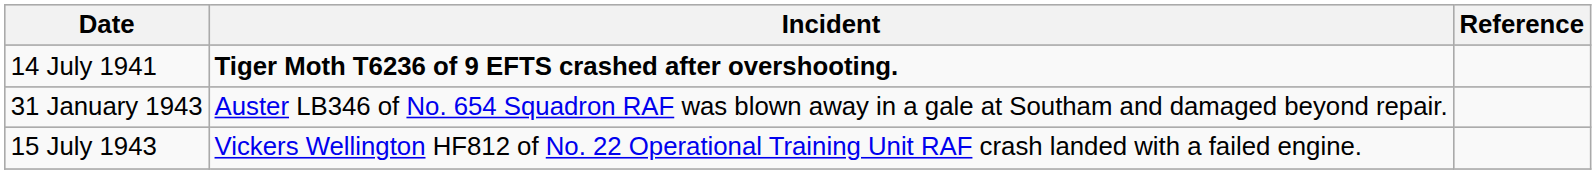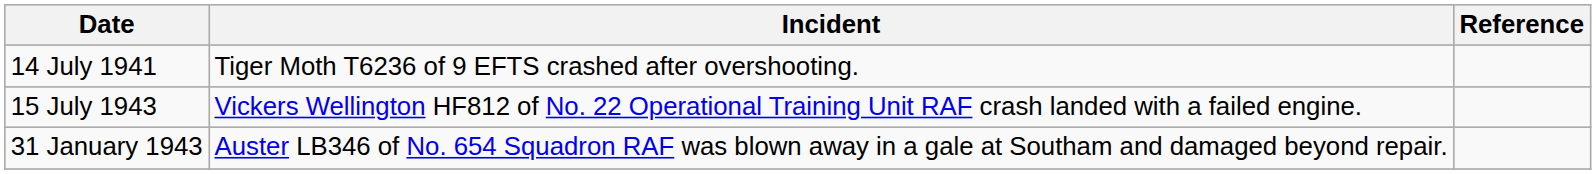(556, 65) bold -> (537, 65) normal
rows swapped: (107, 106) <-> (84, 147)
